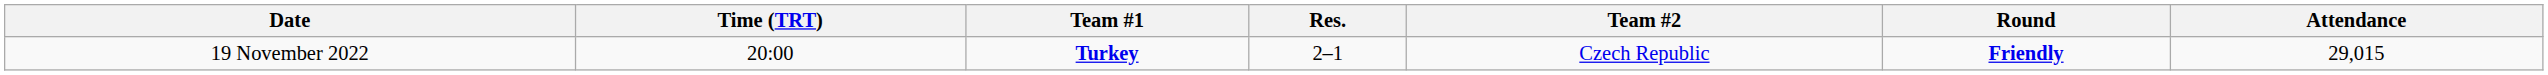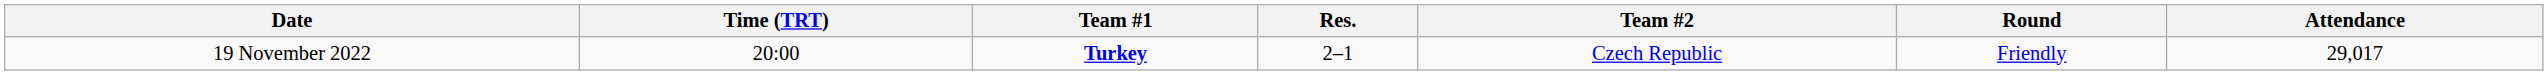(2026, 53) bold -> (2032, 53) normal
(2356, 53) 29,015 -> (2355, 53) 29,017
